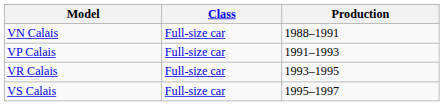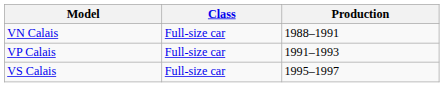- row: (32, 71)
